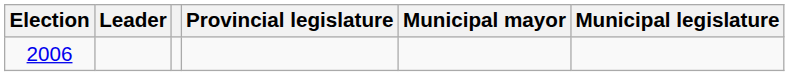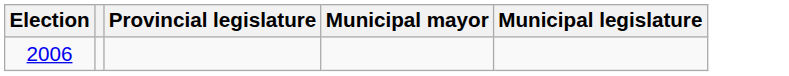- column: (133, 20)
